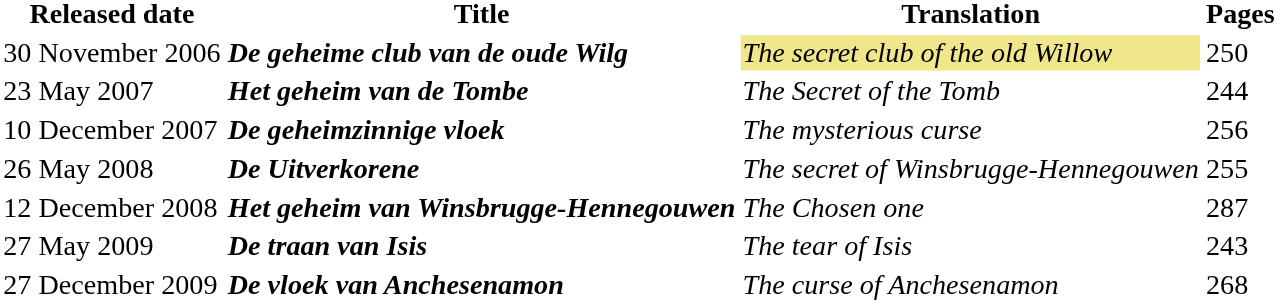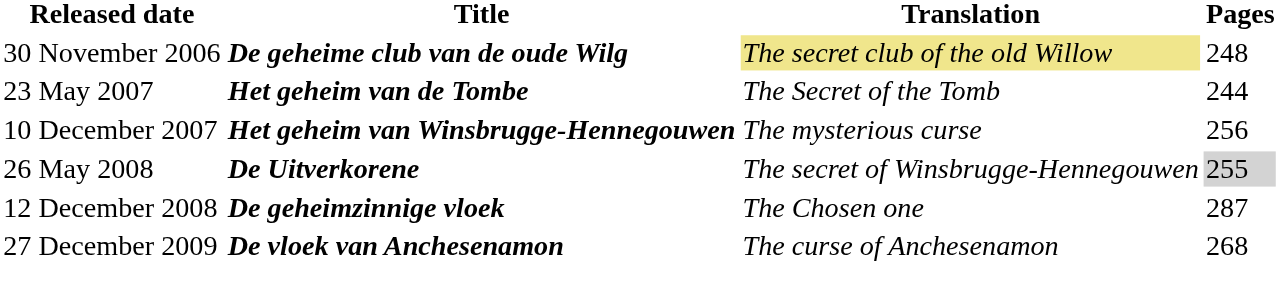(1227, 52) 250 -> (1227, 52) 248
(366, 129) De geheimzinnige vloek -> (482, 129) Het geheim van Winsbrugge-Hennegouwen
(1227, 168) no background -> (1227, 168) lightgrey background
(482, 207) Het geheim van Winsbrugge-Hennegouwen -> (366, 207) De geheimzinnige vloek
- row: (78, 246)
